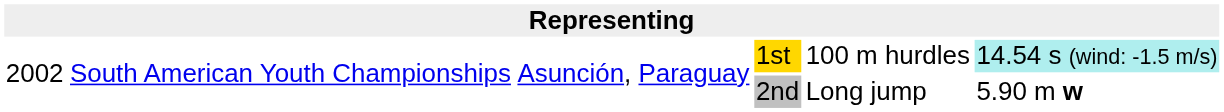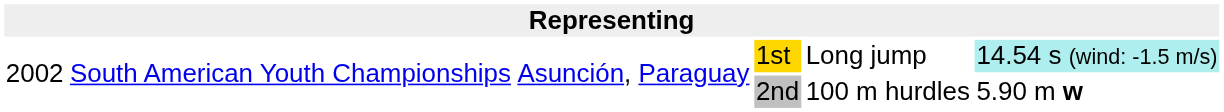(888, 55) 100 m hurdles -> (866, 55) Long jump
(866, 91) Long jump -> (888, 91) 100 m hurdles
